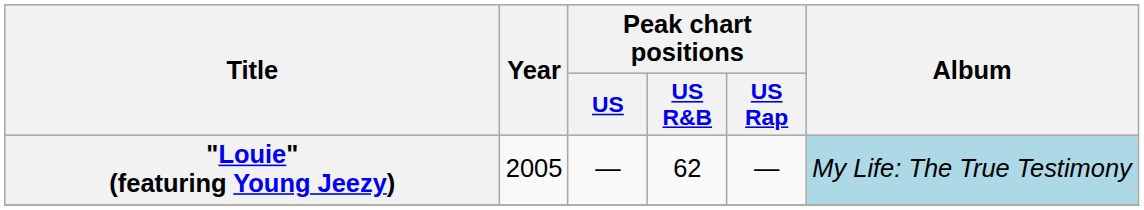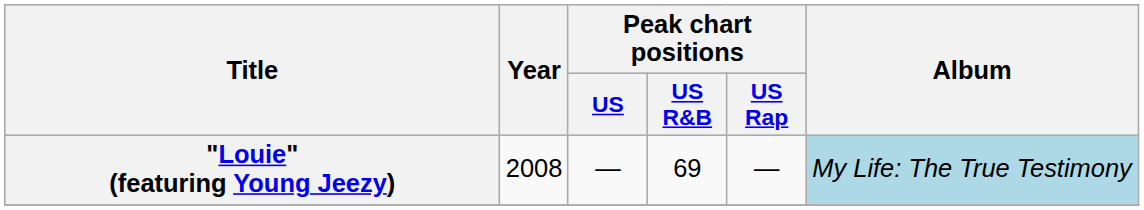(534, 169) 2005 -> (534, 169) 2008
(687, 169) 62 -> (687, 169) 69
